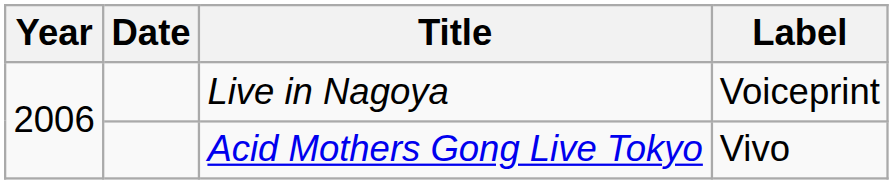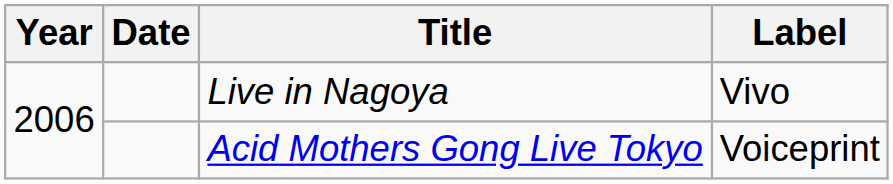(800, 91) Voiceprint -> (755, 91) Vivo
(755, 149) Vivo -> (800, 149) Voiceprint
